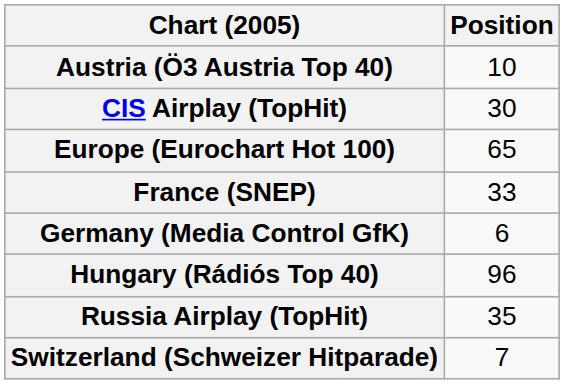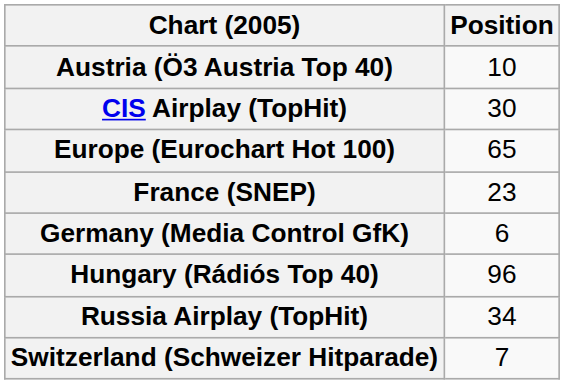(502, 191) 33 -> (502, 191) 23
(502, 316) 35 -> (502, 316) 34
